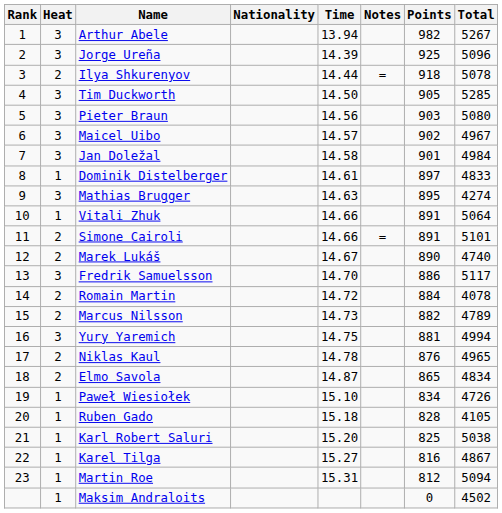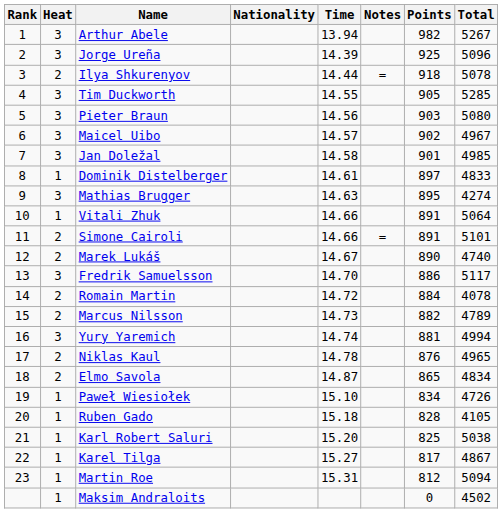(340, 95) 14.50 -> (340, 95) 14.55
(476, 155) 4984 -> (476, 155) 4985
(340, 337) 14.75 -> (340, 337) 14.74
(429, 457) 816 -> (429, 457) 817
